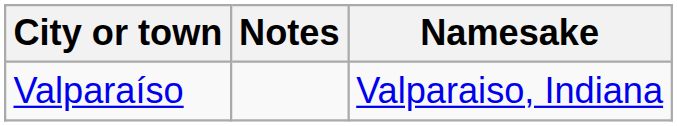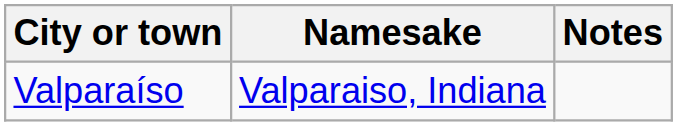columns swapped: (510, 33) <-> (289, 33)
